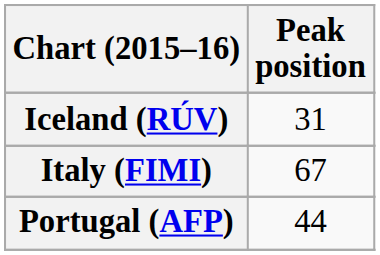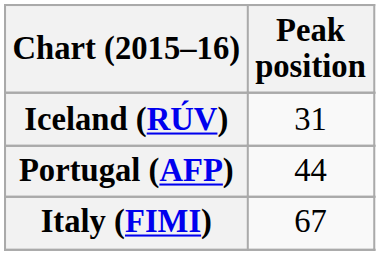rows swapped: (126, 170) <-> (126, 222)
